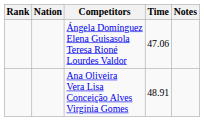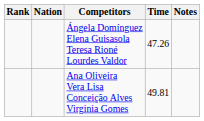(158, 44) 47.06 -> (158, 44) 47.26
(158, 92) 48.91 -> (158, 92) 49.81
